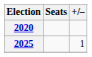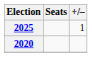rows swapped: (24, 27) <-> (24, 43)
